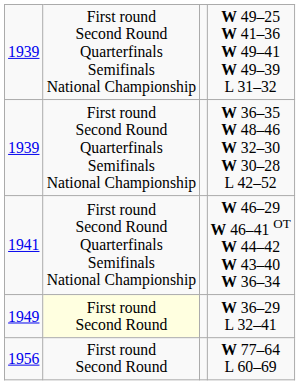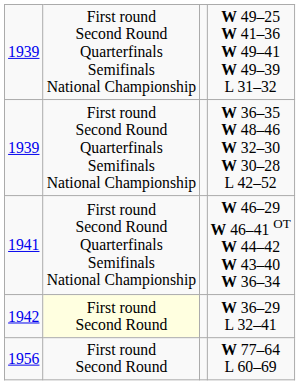(24, 316) 1949 -> (24, 316) 1942
